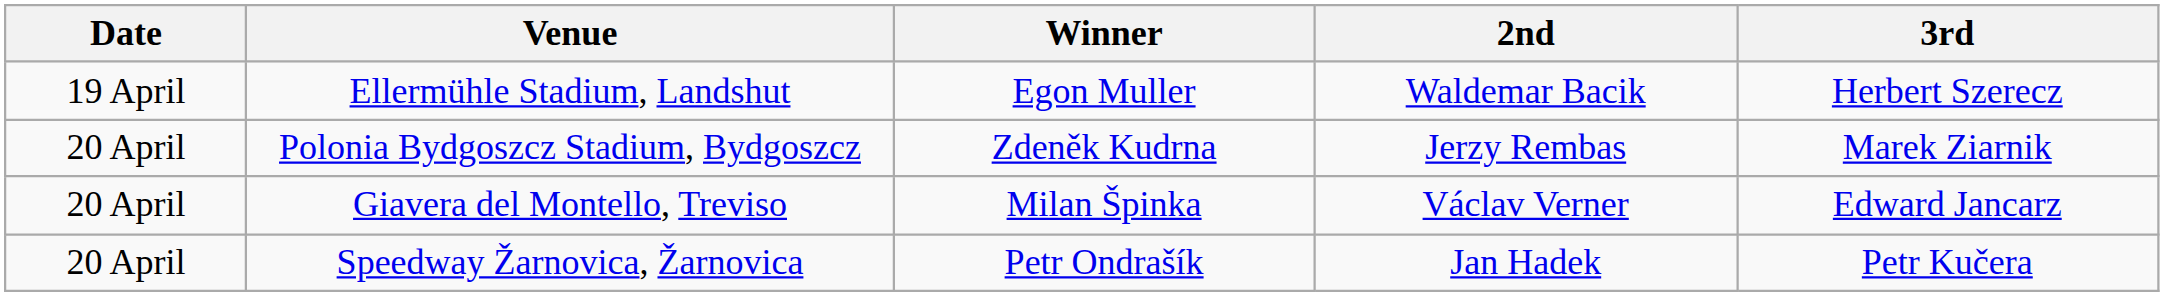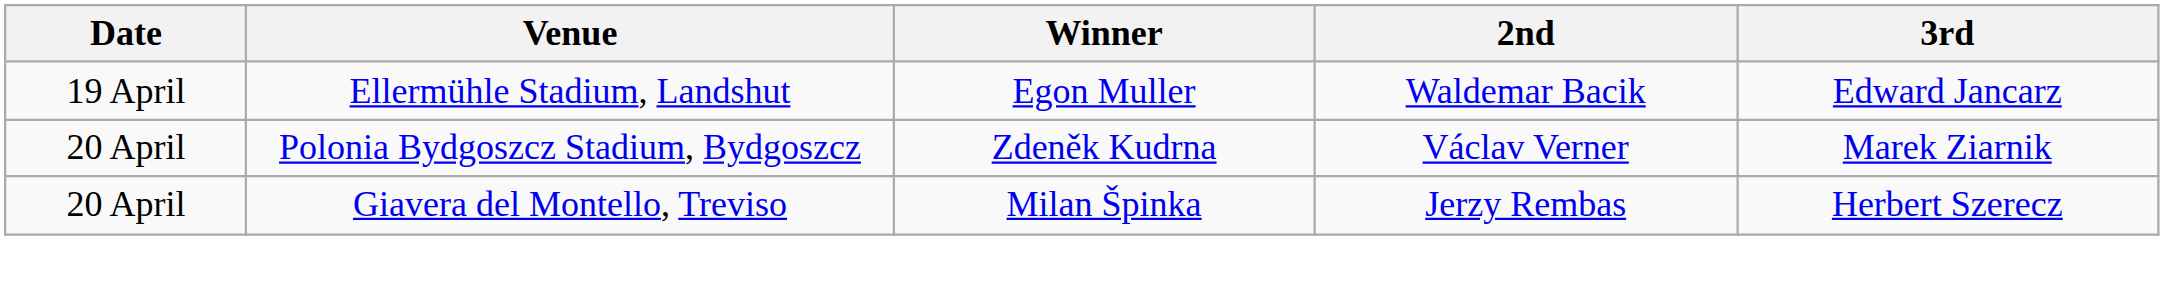(1947, 90) Herbert Szerecz -> (1947, 90) Edward Jancarz
(1526, 147) Jerzy Rembas -> (1526, 147) Václav Verner
(1526, 204) Václav Verner -> (1526, 204) Jerzy Rembas
(1947, 204) Edward Jancarz -> (1947, 204) Herbert Szerecz
- row: (570, 261)
